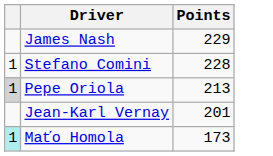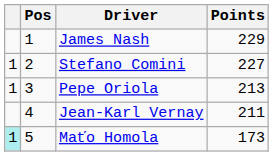+ column: (38, 17)
(217, 66) 228 -> (251, 66) 227
(13, 90) lightgrey background -> (13, 90) no background
(217, 114) 201 -> (251, 114) 211
